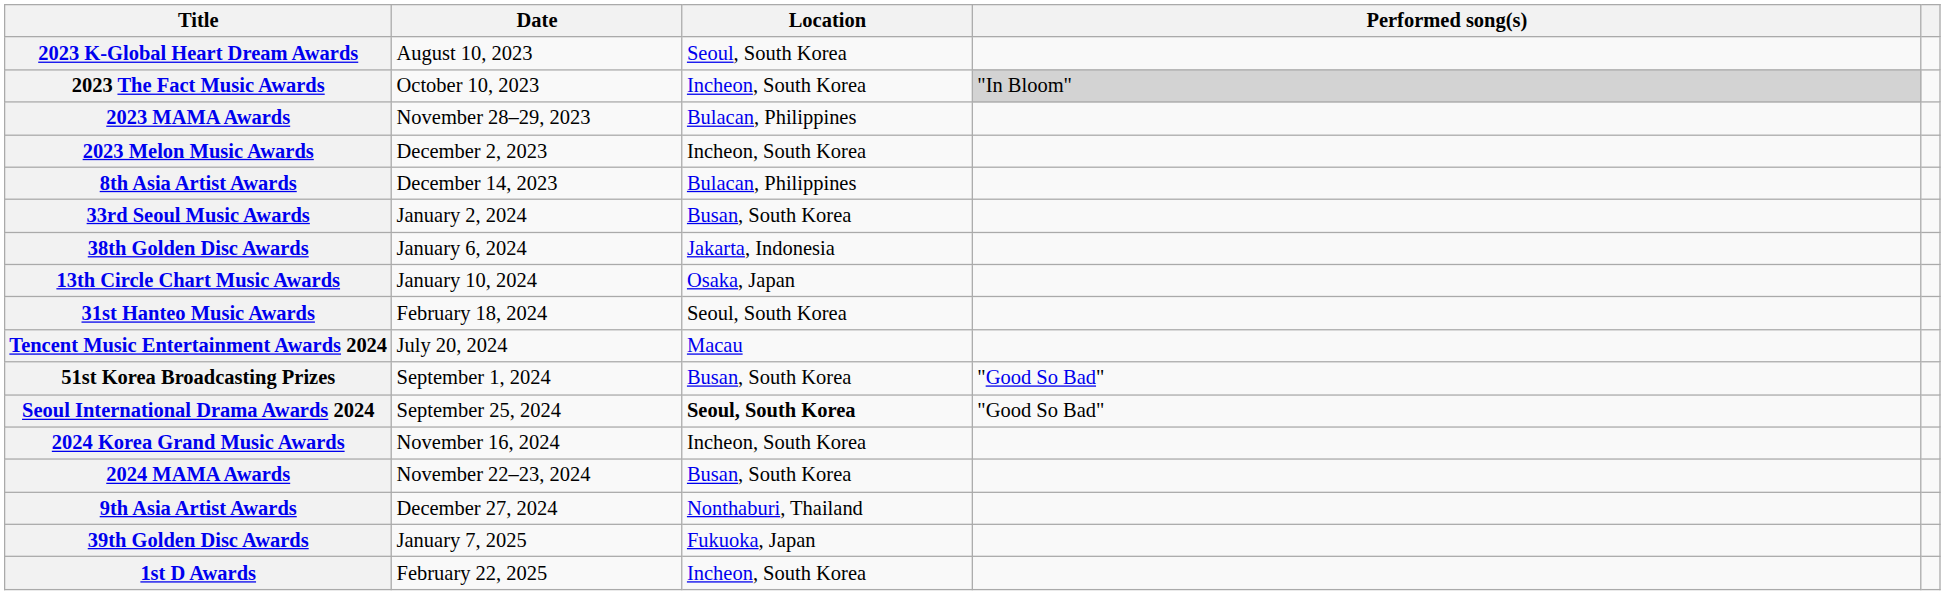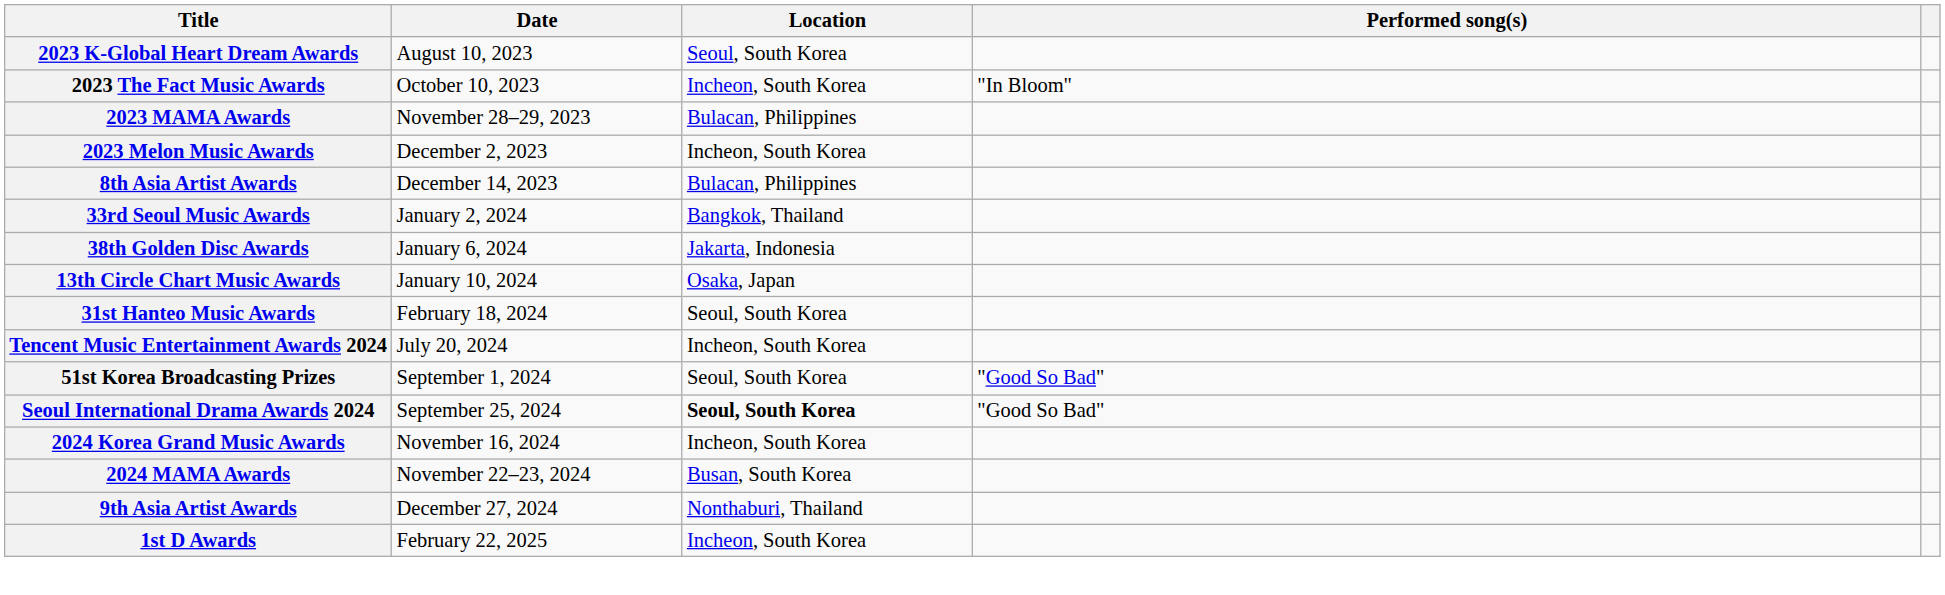(1025, 85) lightgrey background -> (1025, 85) no background
(769, 215) Busan, South Korea -> (765, 215) Bangkok, Thailand
(715, 345) Macau -> (776, 345) Incheon, South Korea
(769, 378) Busan, South Korea -> (767, 378) Seoul, South Korea
- row: (198, 540)
